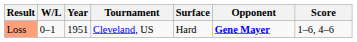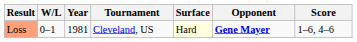(78, 29) 1951 -> (78, 29) 1981
(186, 29) no background -> (186, 29) lightyellow background
